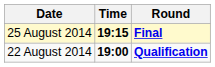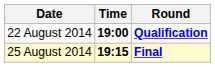rows swapped: (49, 52) <-> (49, 33)
